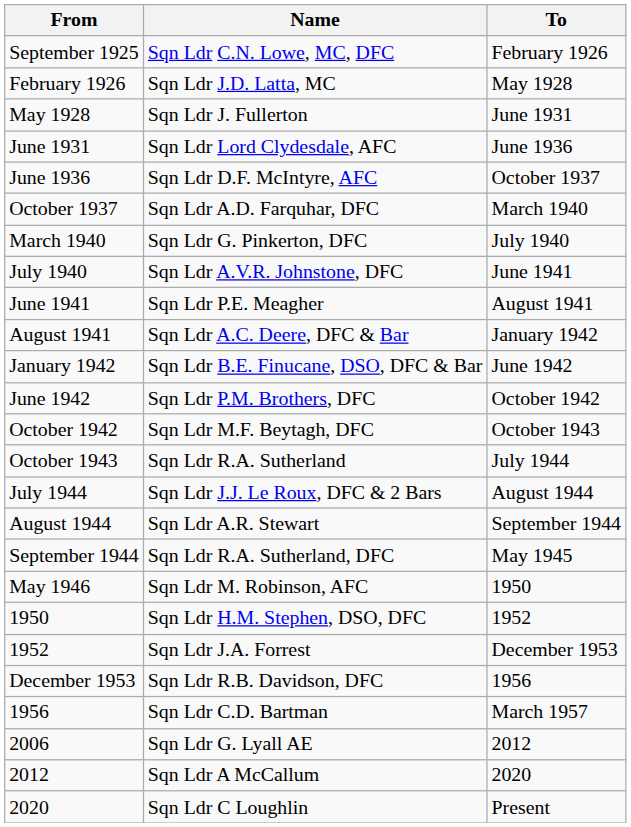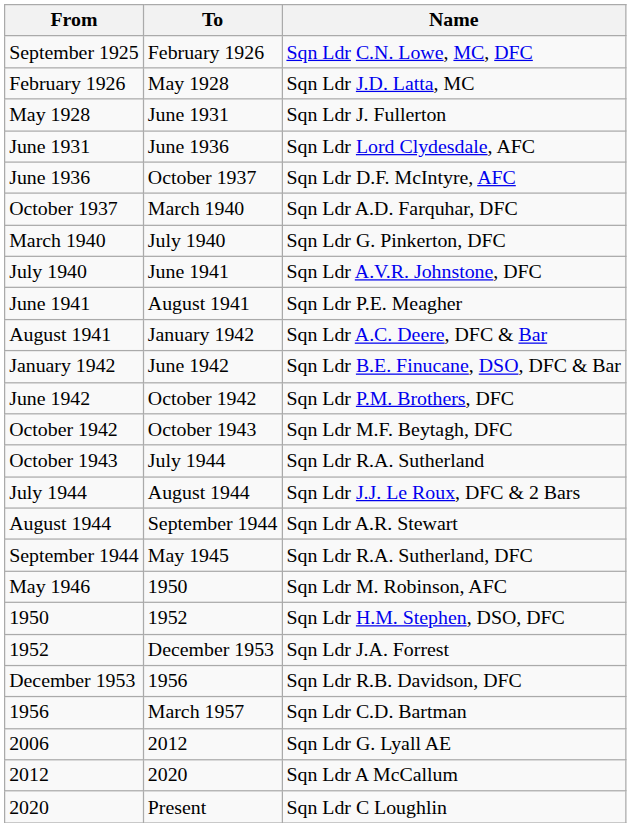columns swapped: (556, 20) <-> (315, 20)
